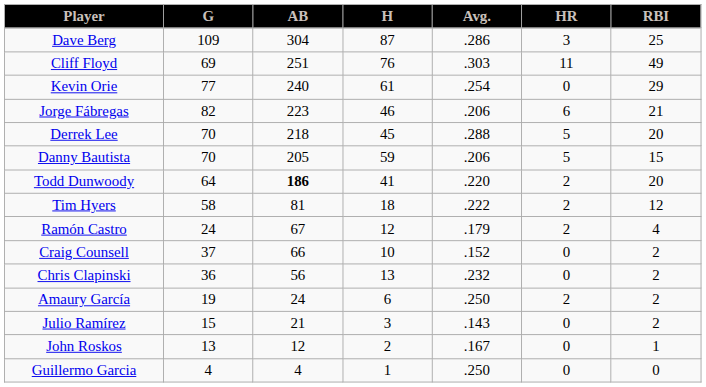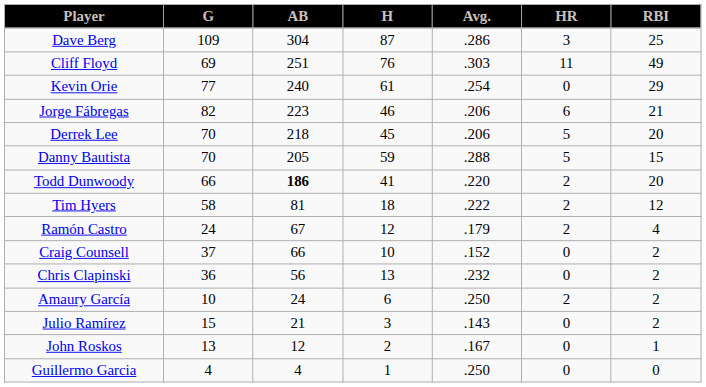(477, 134) .288 -> (477, 134) .206
(477, 157) .206 -> (477, 157) .288
(208, 181) 64 -> (208, 181) 66
(208, 299) 19 -> (208, 299) 10
